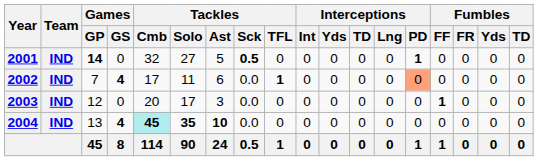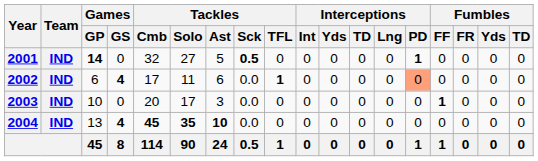(95, 79) 7 -> (95, 79) 6
(95, 101) 12 -> (95, 101) 10
(152, 123) paleturquoise background -> (152, 123) no background
